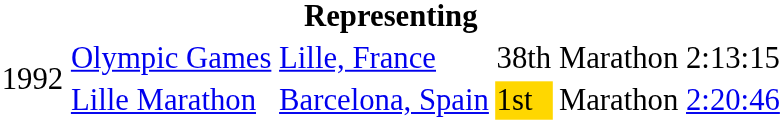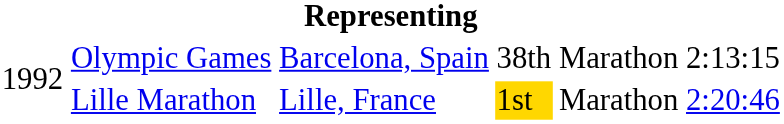(358, 57) Lille, France -> (384, 57) Barcelona, Spain
(384, 100) Barcelona, Spain -> (358, 100) Lille, France
